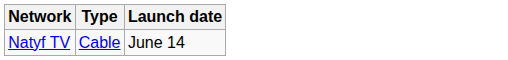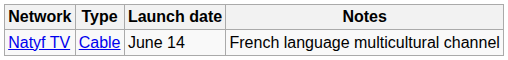+ column: (365, 17)
